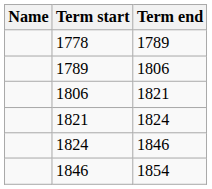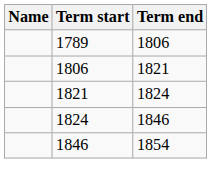- row: (72, 42)
